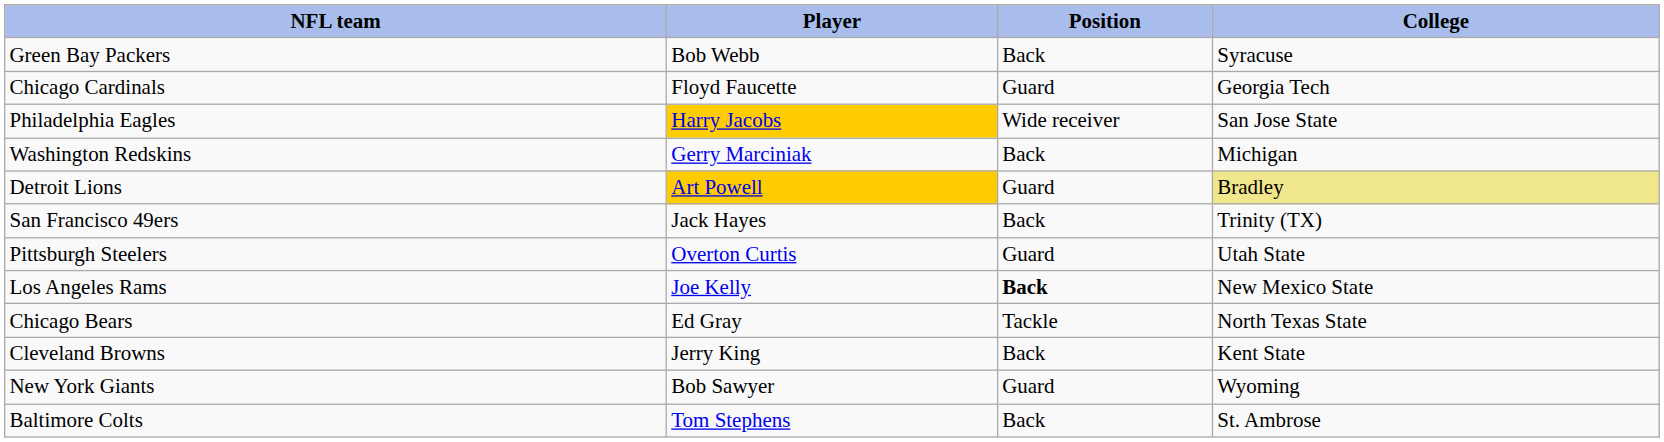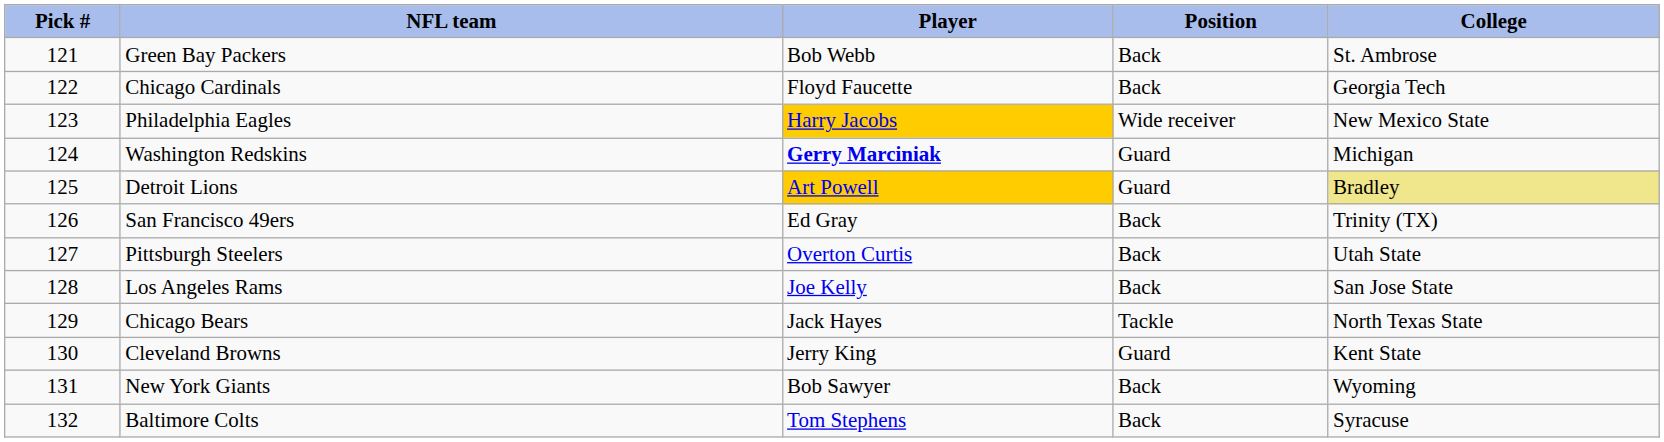+ column: (63, 21)
(1255, 54) Syracuse -> (1385, 54) St. Ambrose
(1028, 87) Guard -> (1140, 87) Back
(1277, 120) San Jose State -> (1411, 120) New Mexico State
(741, 154) normal -> (864, 154) bold
(1024, 154) Back -> (1144, 154) Guard
(719, 220) Jack Hayes -> (822, 220) Ed Gray
(1028, 253) Guard -> (1140, 253) Back
(1025, 287) bold -> (1140, 287) normal
(1295, 287) New Mexico State -> (1393, 287) San Jose State
(706, 320) Ed Gray -> (835, 320) Jack Hayes
(1024, 353) Back -> (1144, 353) Guard
(1028, 386) Guard -> (1140, 386) Back
(1269, 420) St. Ambrose -> (1371, 420) Syracuse
